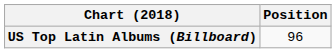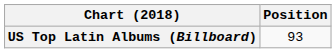(295, 37) 96 -> (295, 37) 93
